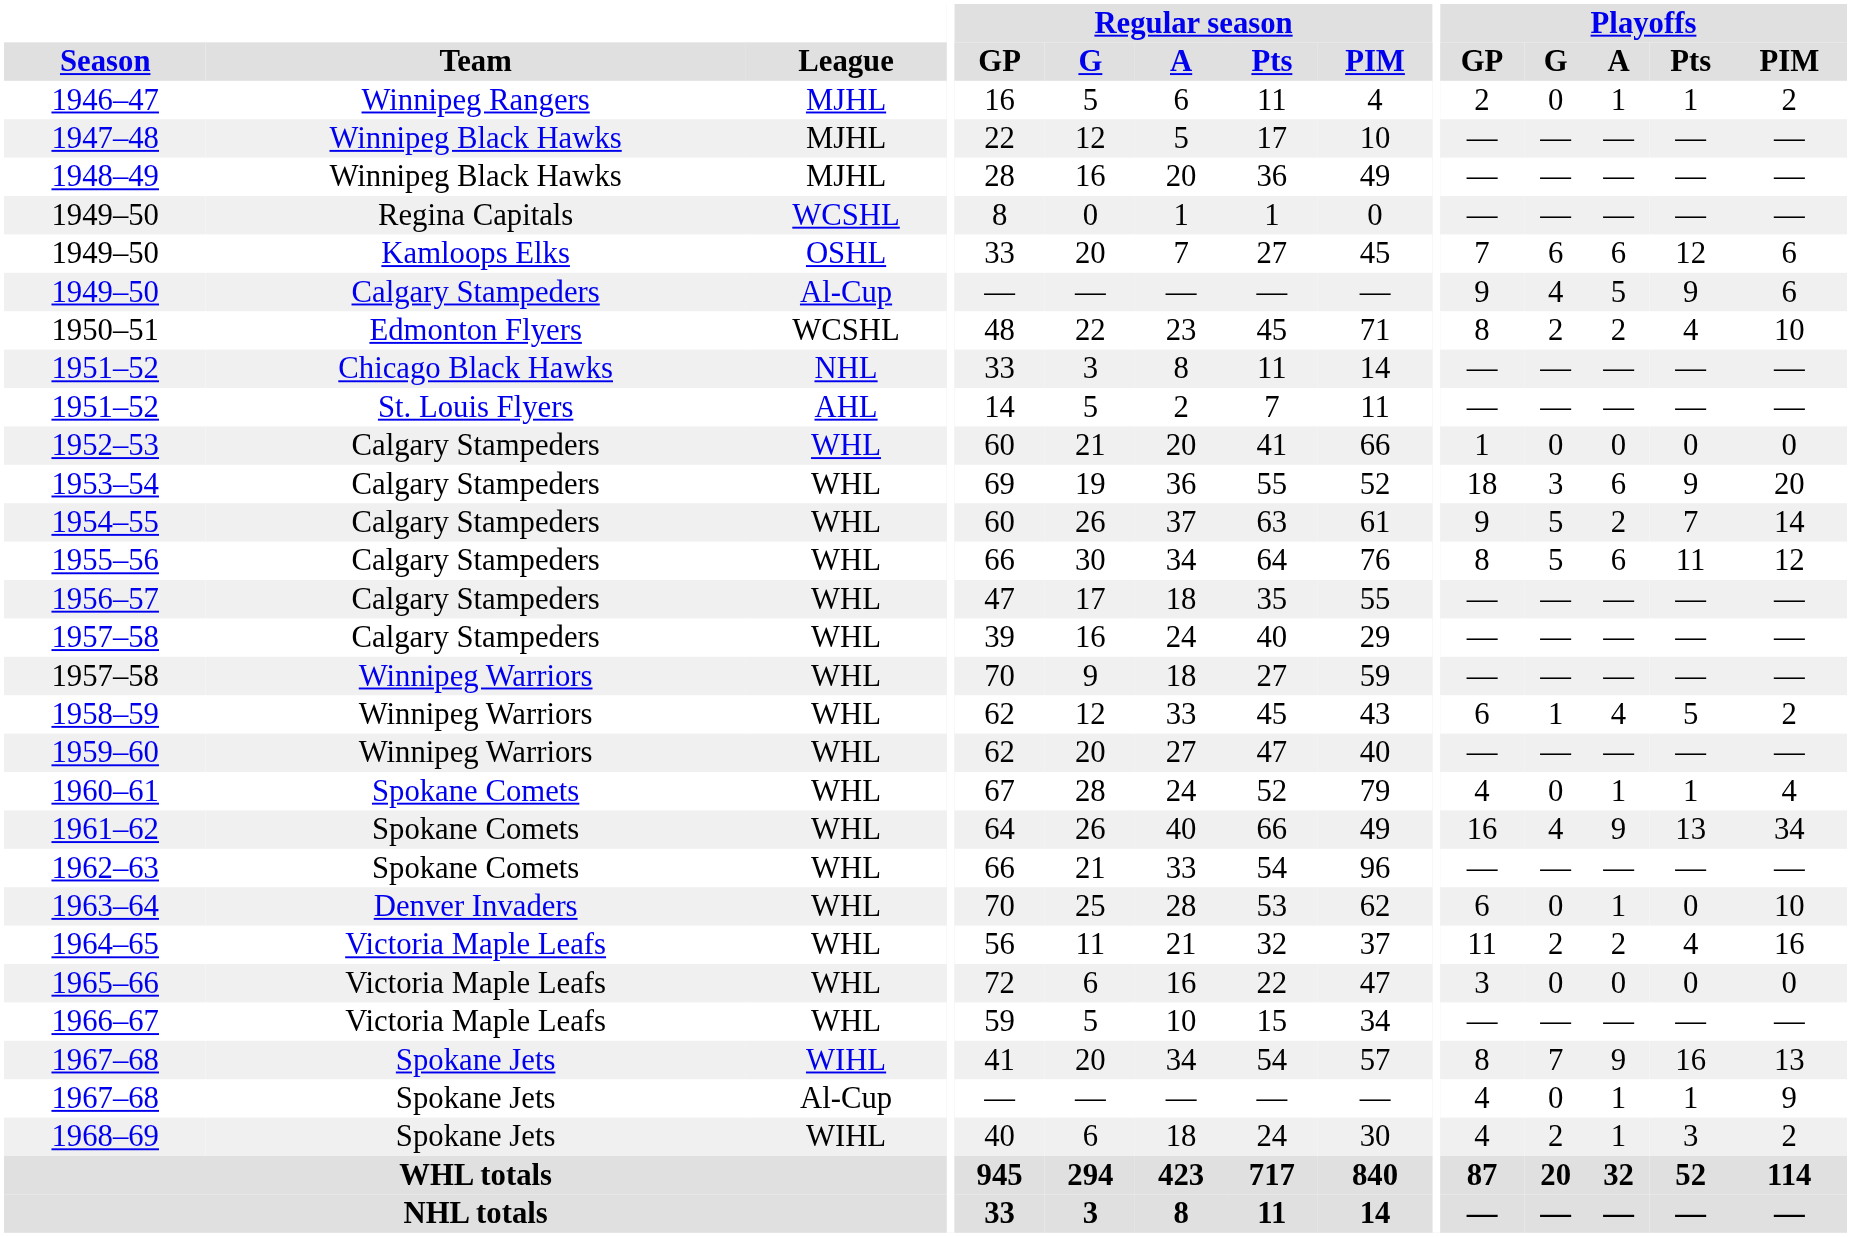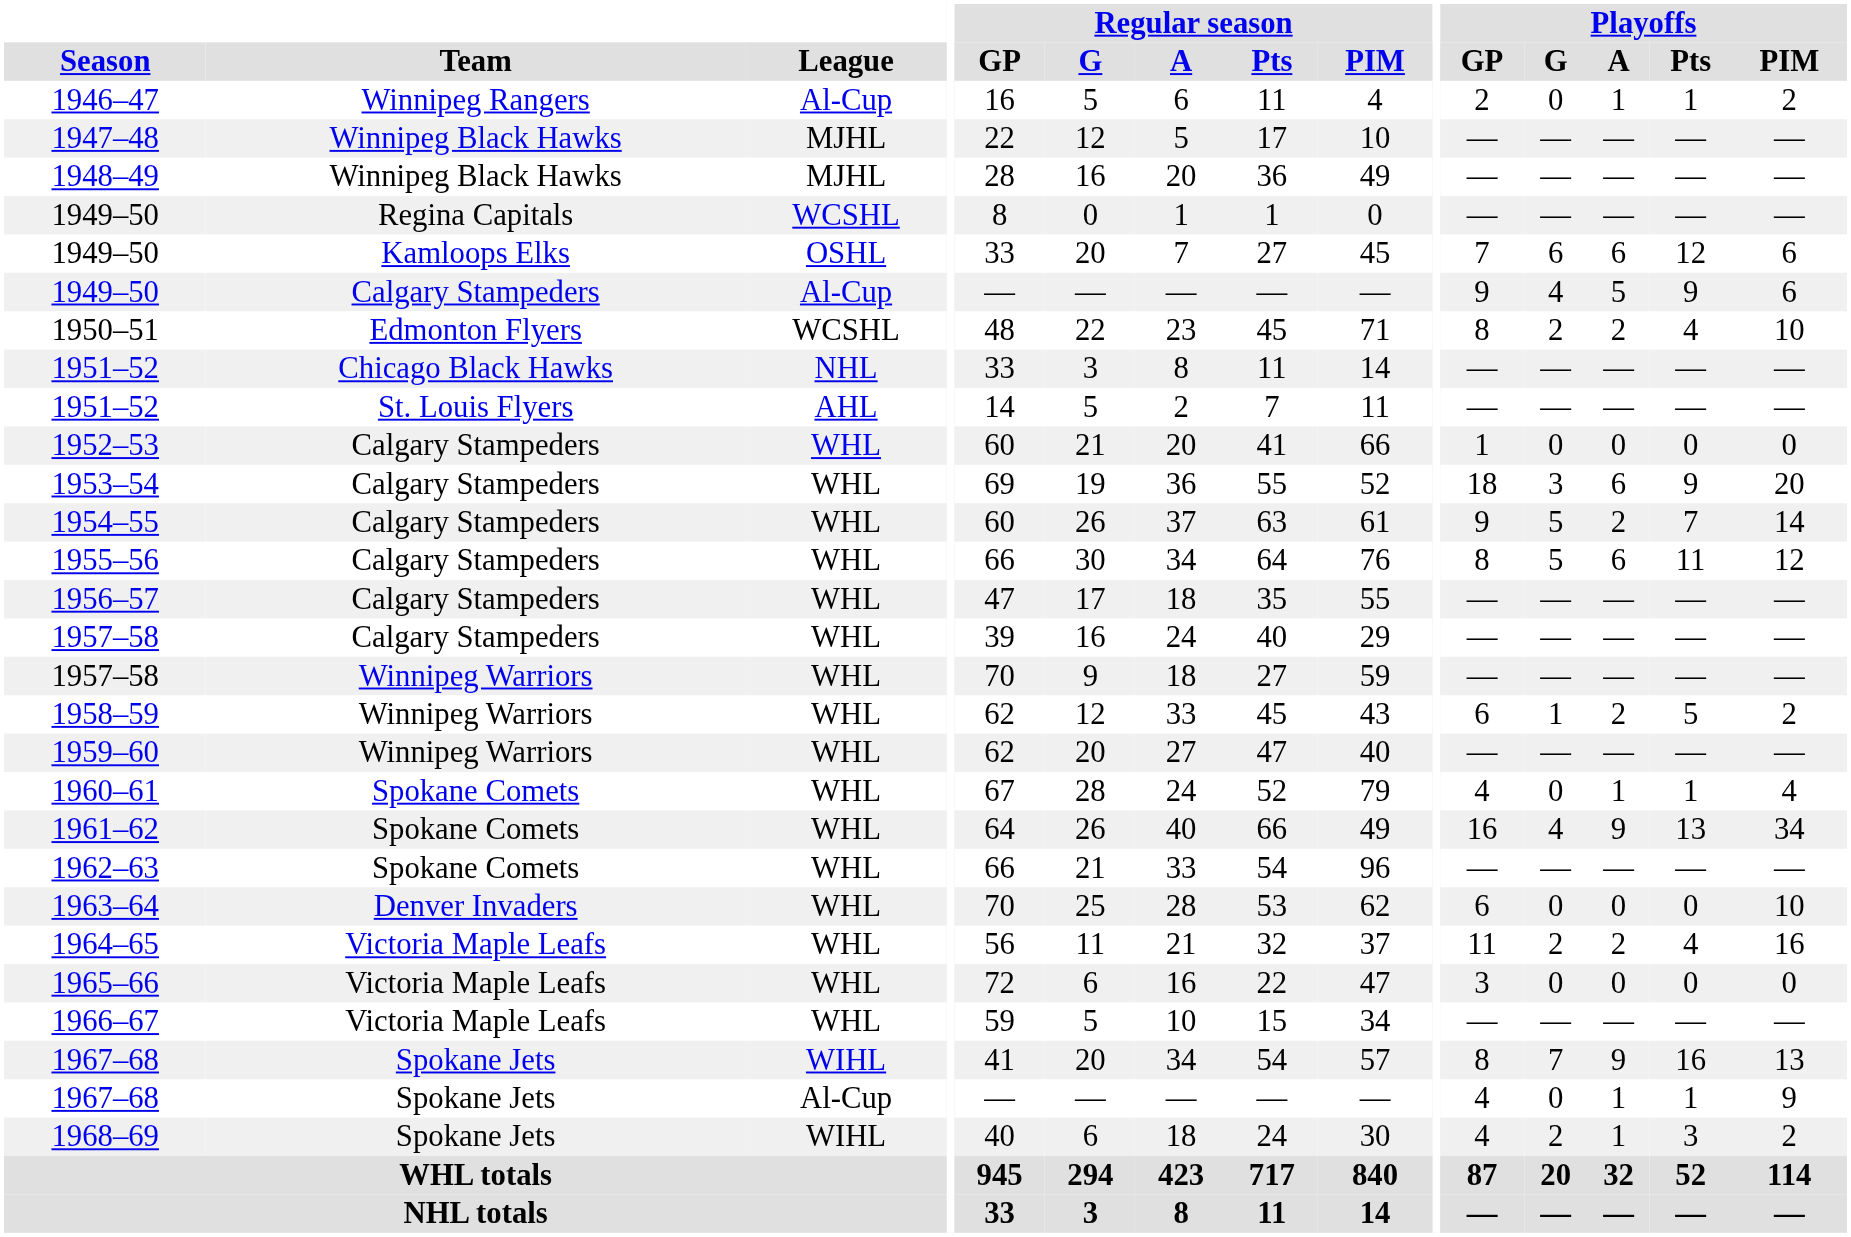(846, 99) MJHL -> (846, 99) Al-Cup
(1619, 713) 4 -> (1619, 713) 2
(1619, 905) 1 -> (1619, 905) 0
